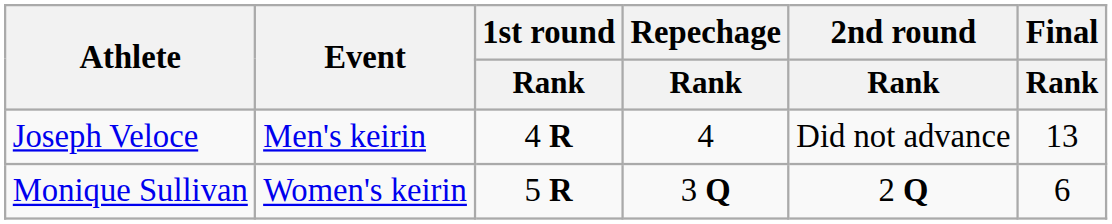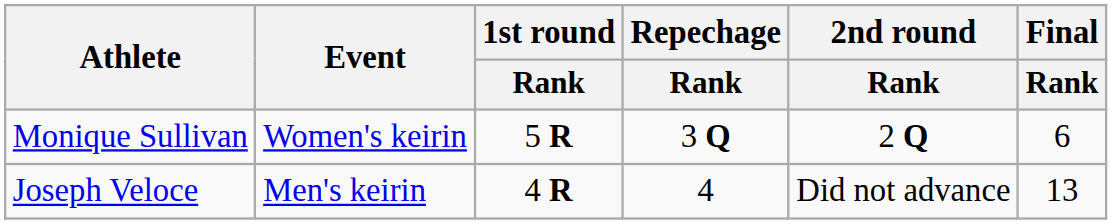rows swapped: (105, 136) <-> (130, 190)
